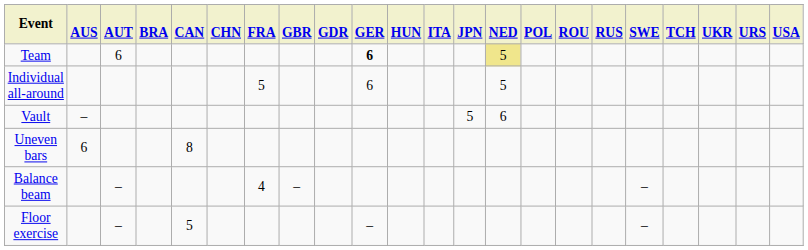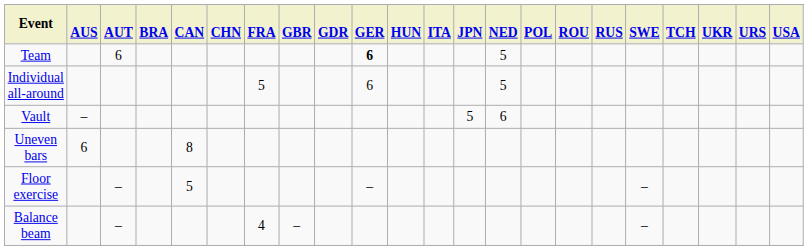(503, 54) khaki background -> (503, 54) no background
rows swapped: (36, 186) <-> (36, 225)
